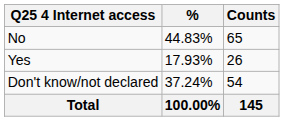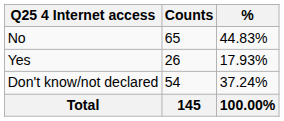columns swapped: (251, 15) <-> (193, 15)
